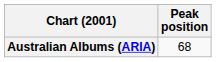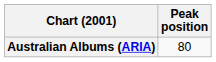(185, 47) 68 -> (185, 47) 80
